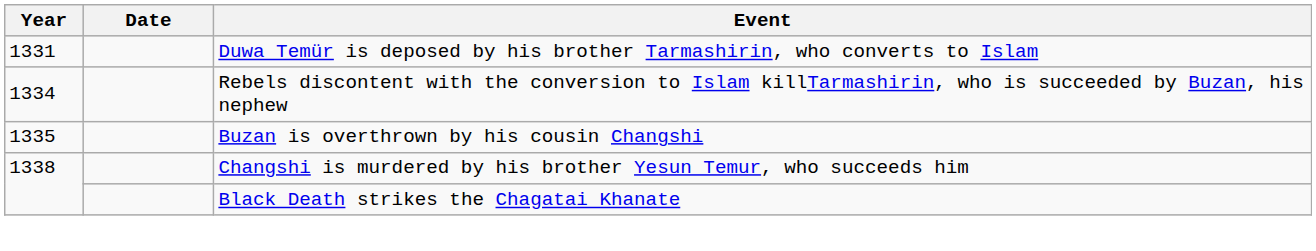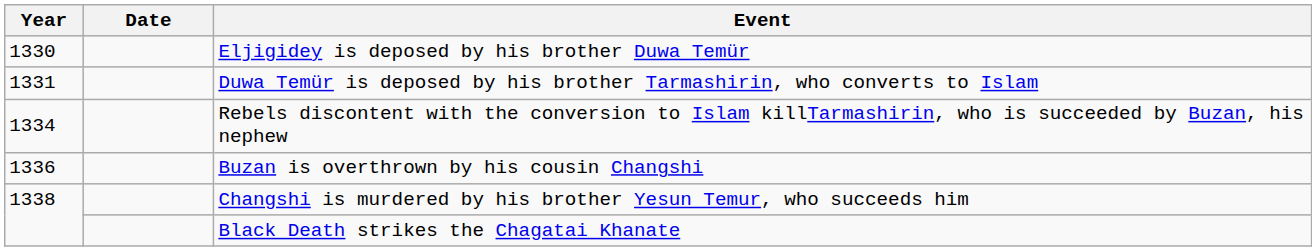+ row: (484, 52)
(32, 137) 1335 -> (32, 168) 1336
